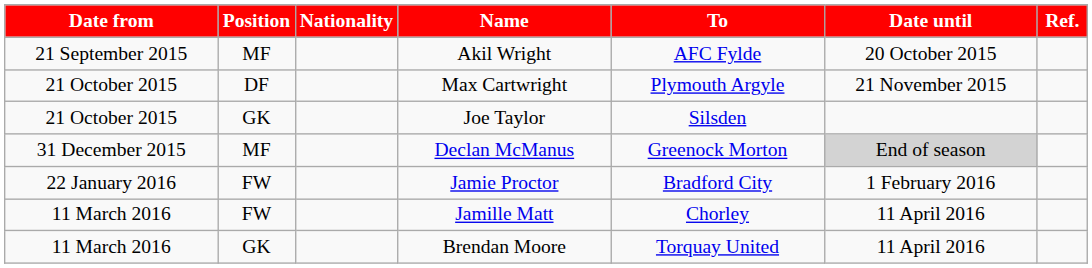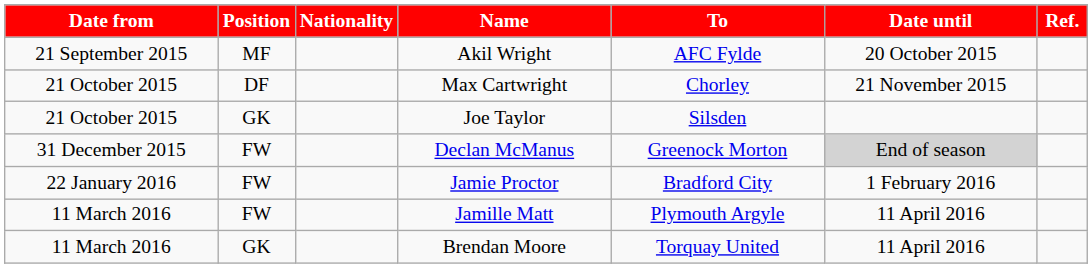(718, 85) Plymouth Argyle -> (718, 85) Chorley
(256, 150) MF -> (256, 150) FW
(718, 214) Chorley -> (718, 214) Plymouth Argyle
